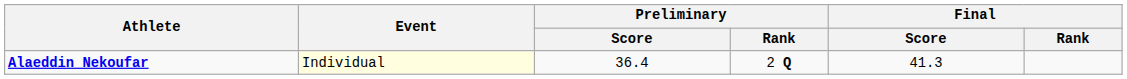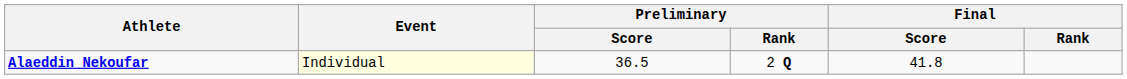(632, 62) 36.4 -> (632, 62) 36.5
(926, 62) 41.3 -> (926, 62) 41.8
